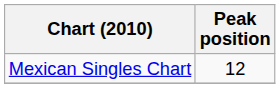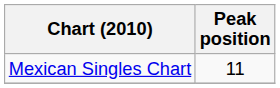(235, 68) 12 -> (235, 68) 11
